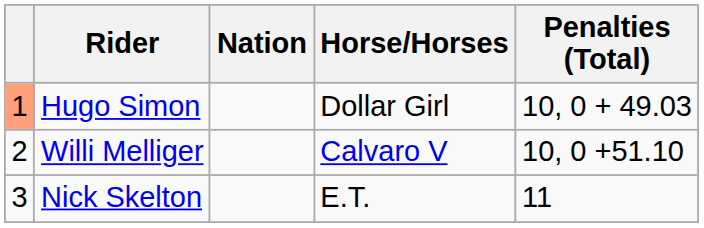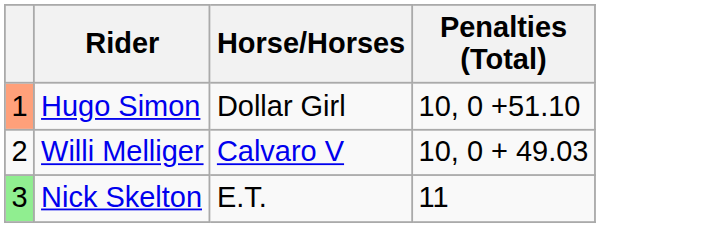- column: (262, 43)
(607, 105) 10, 0 + 49.03 -> (500, 105) 10, 0 +51.10
(603, 151) 10, 0 +51.10 -> (504, 151) 10, 0 + 49.03
(20, 197) no background -> (20, 197) lightgreen background
